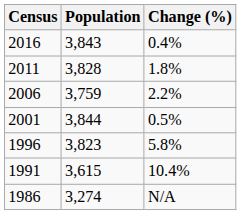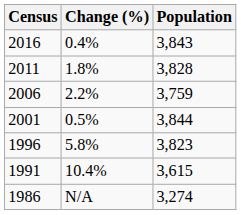columns swapped: (103, 17) <-> (190, 17)
